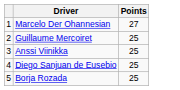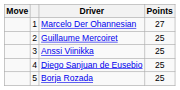+ column: (17, 11)
